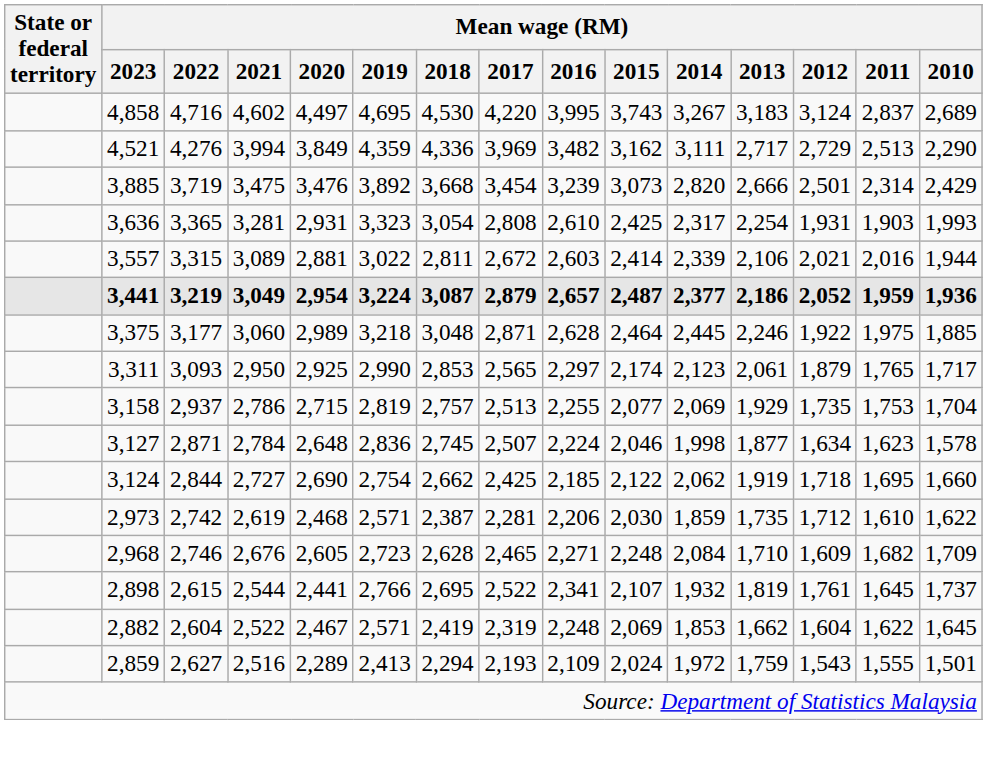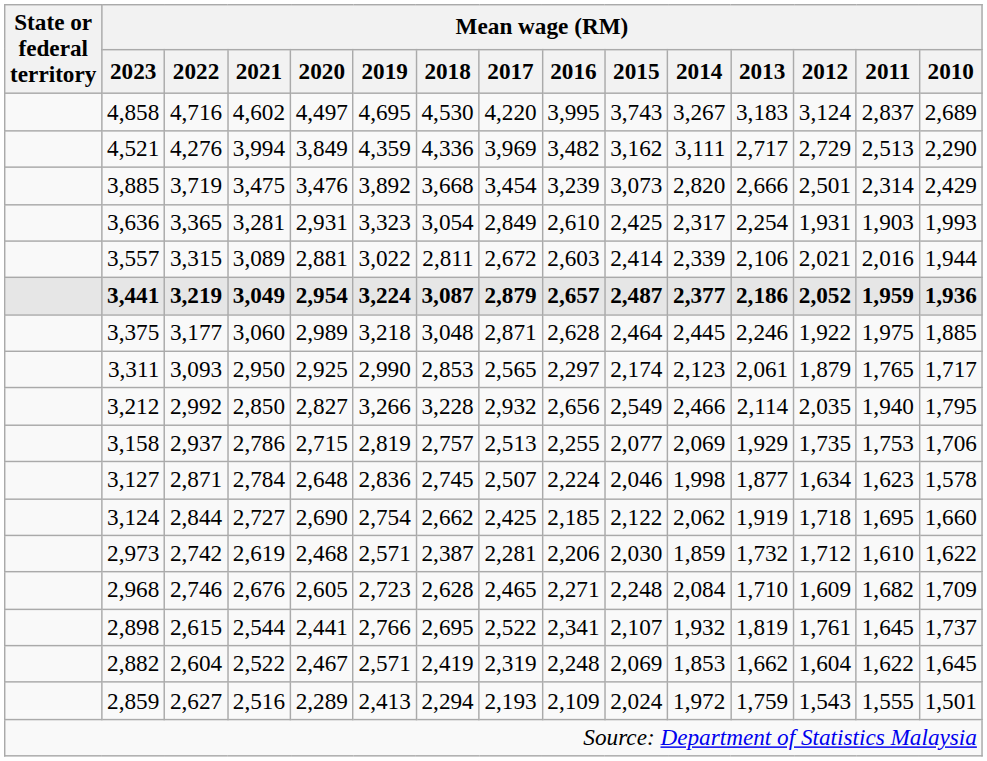(511, 222) 2,808 -> (511, 222) 2,849
+ row: (133, 406)
(951, 406) 1,704 -> (951, 443) 1,706
(762, 516) 1,735 -> (762, 553) 1,732
